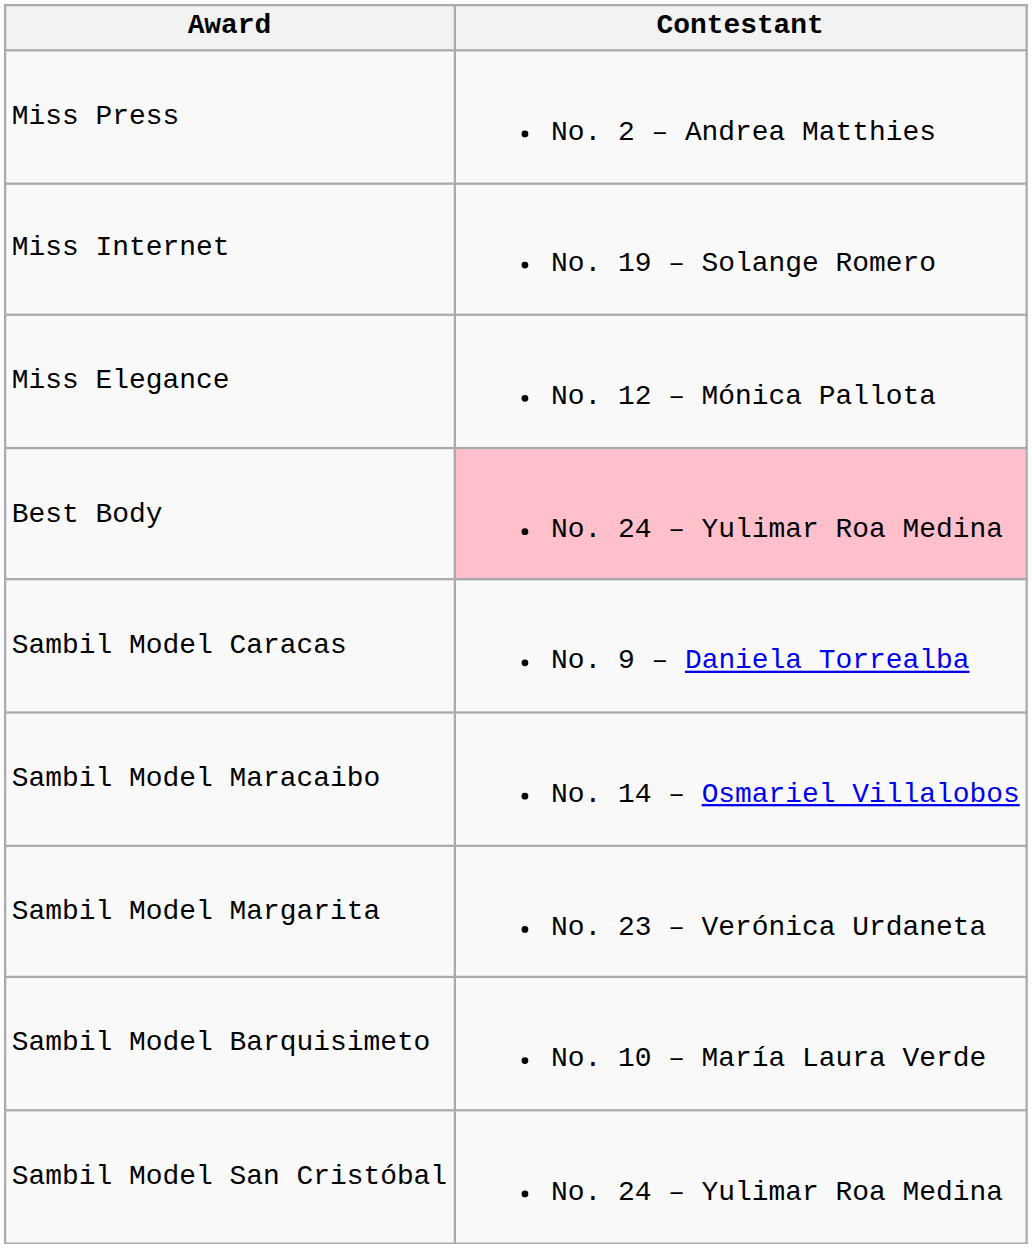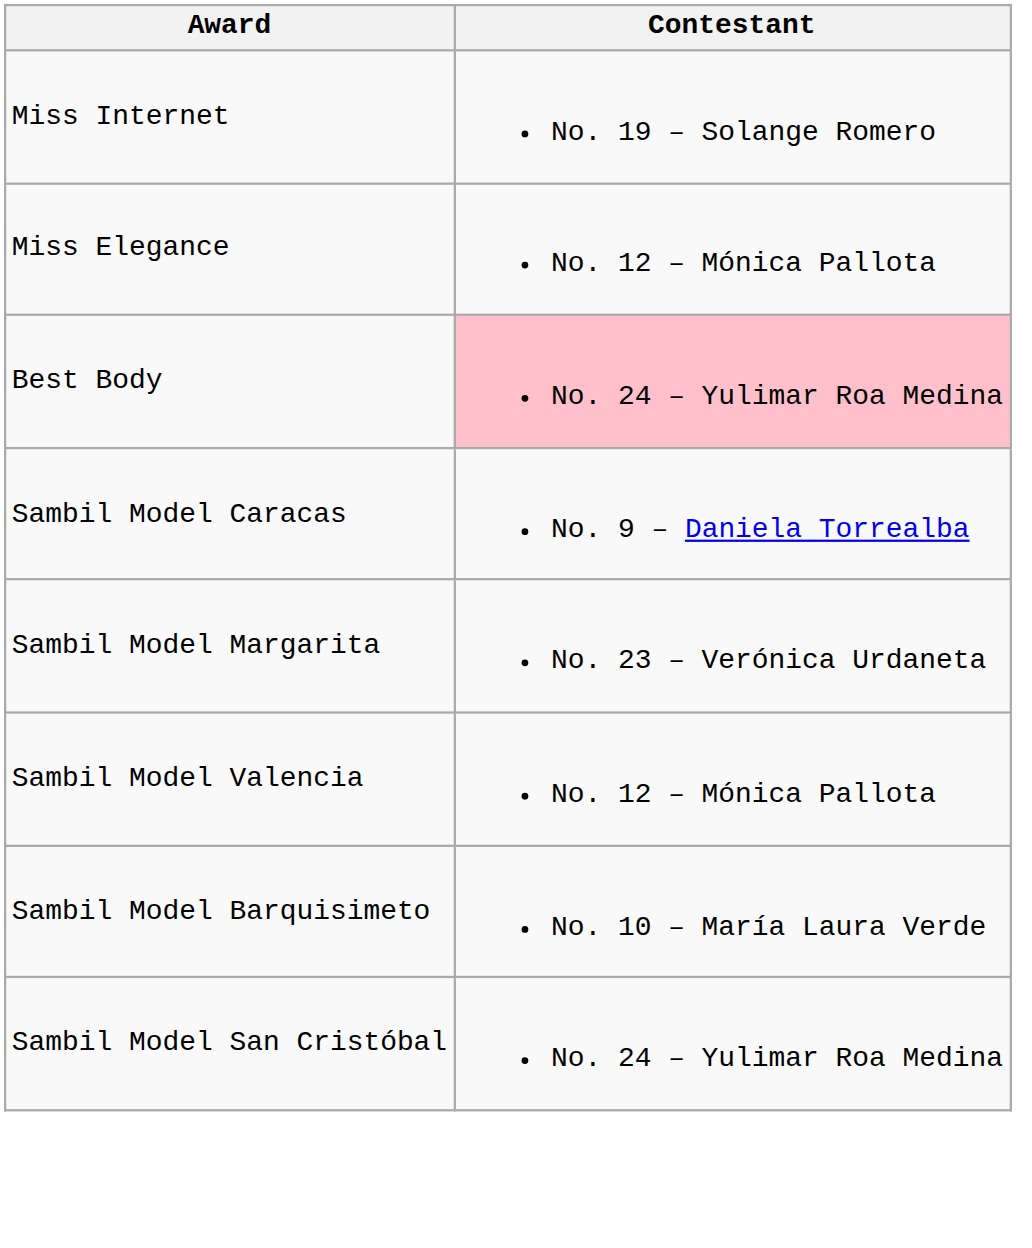- row: (96, 117)
- row: (196, 779)
+ row: (188, 779)
